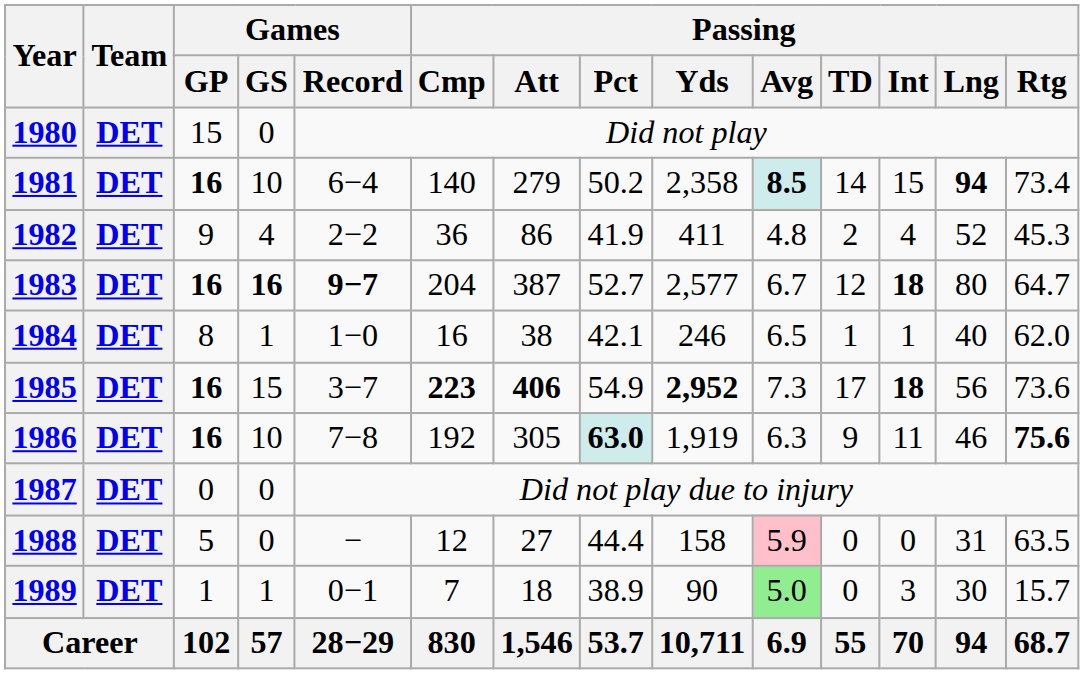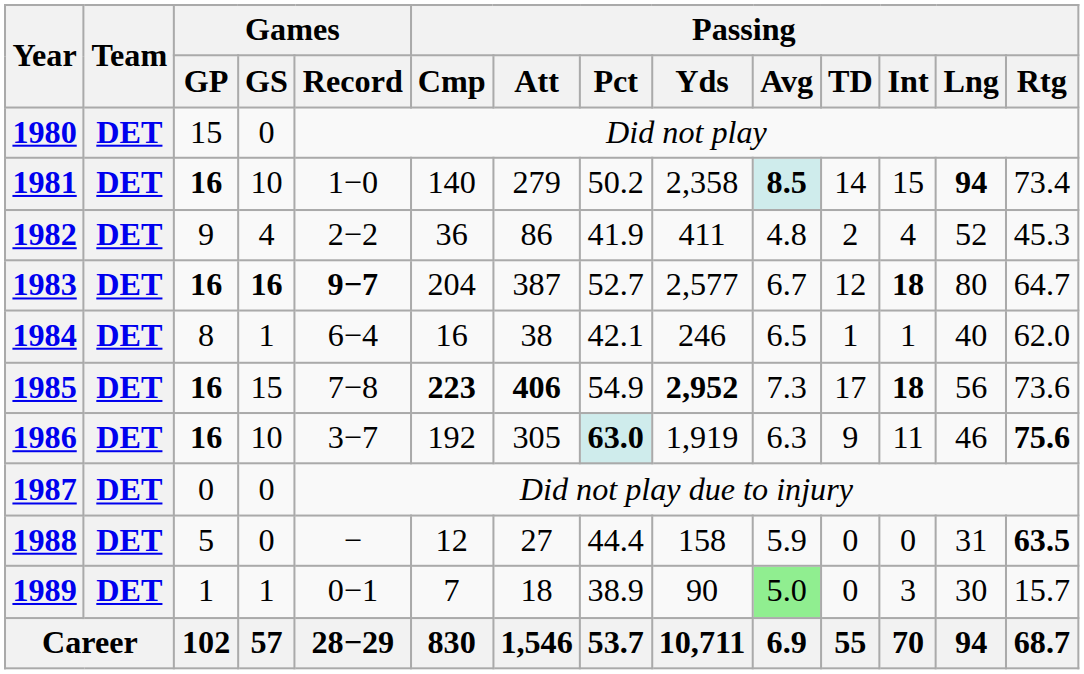(353, 183) 6−4 -> (353, 183) 1−0
(353, 336) 1−0 -> (353, 336) 6−4
(353, 387) 3−7 -> (353, 387) 7−8
(353, 438) 7−8 -> (353, 438) 3−7
(787, 540) pink background -> (787, 540) no background
(1042, 540) normal -> (1042, 540) bold
